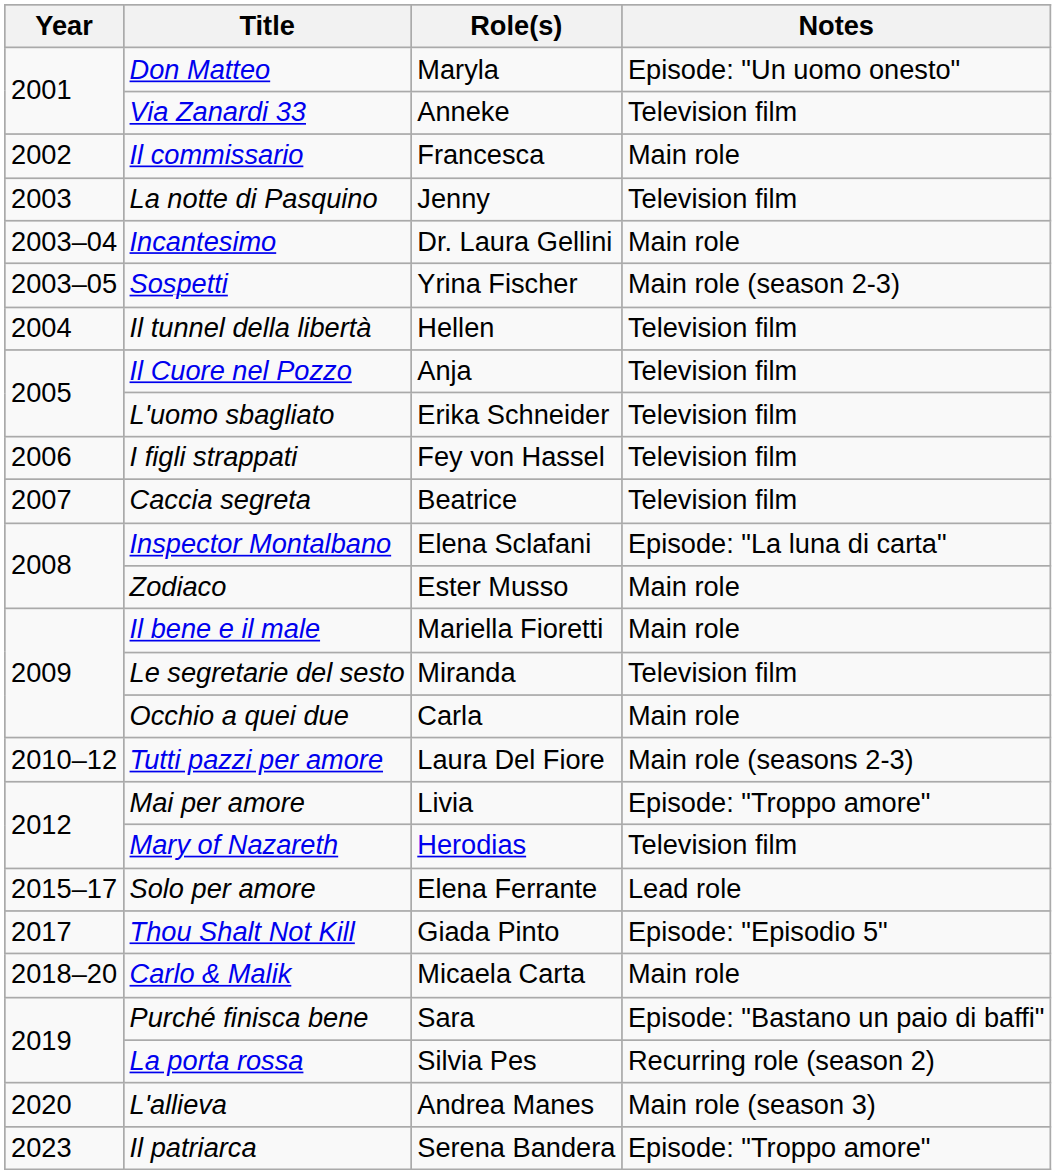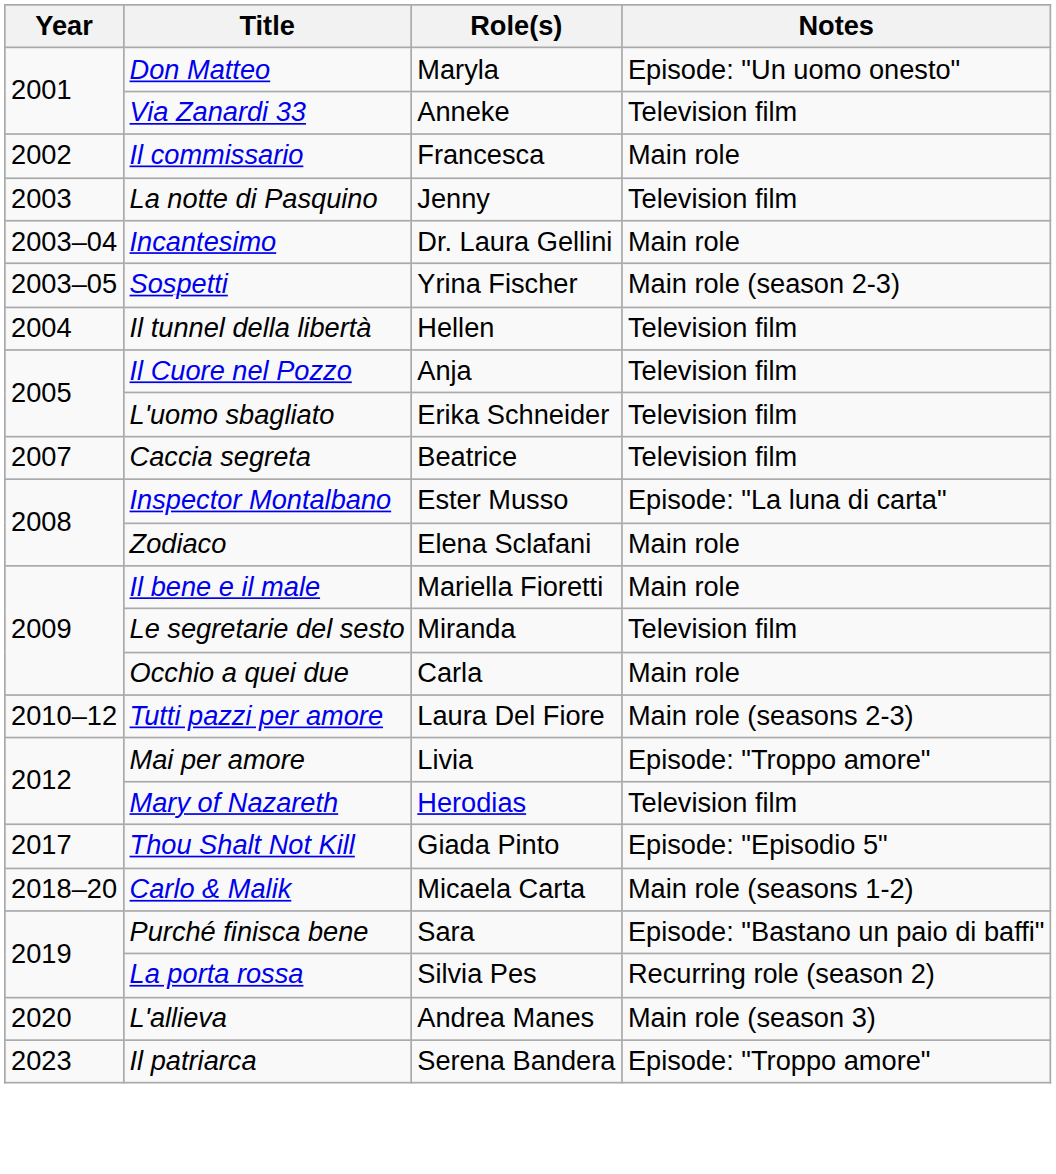- row: (213, 457)
(504, 543) Elena Sclafani -> (493, 500) Ester Musso
(493, 586) Ester Musso -> (504, 543) Elena Sclafani
- row: (223, 888)
(684, 975) Main role -> (771, 888) Main role (seasons 1-2)
